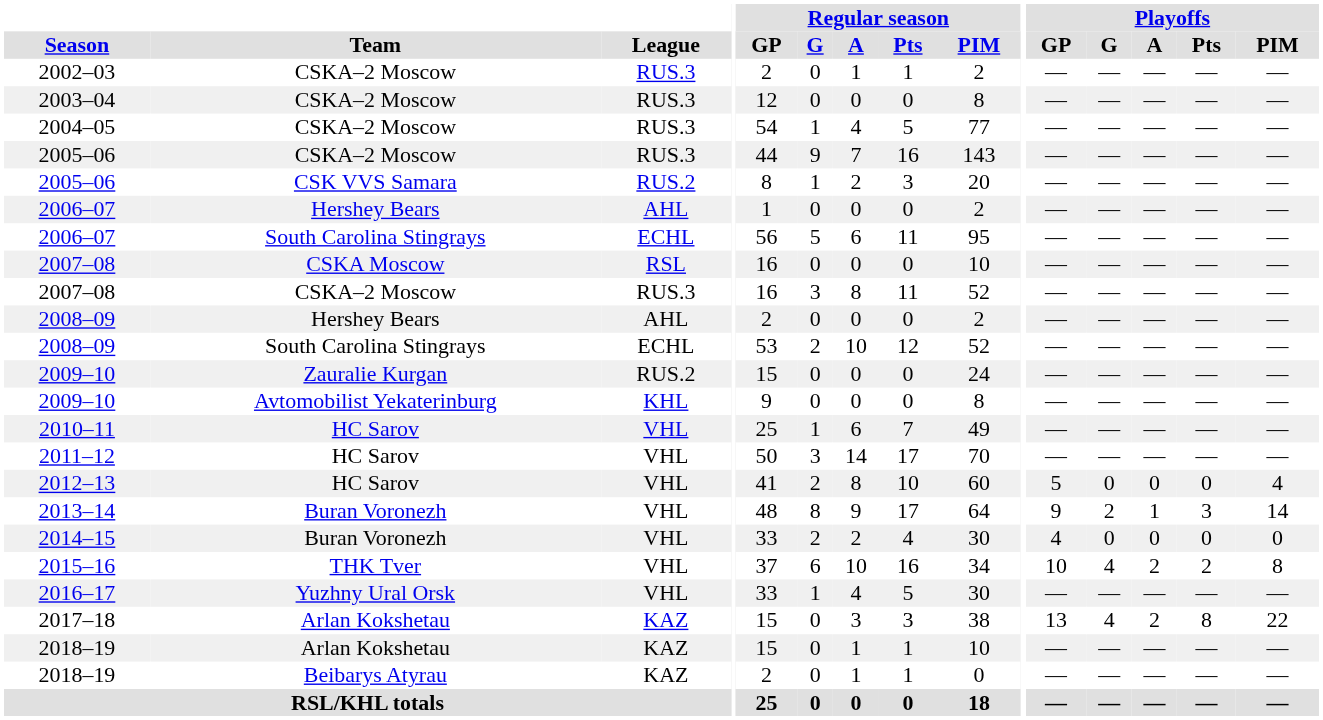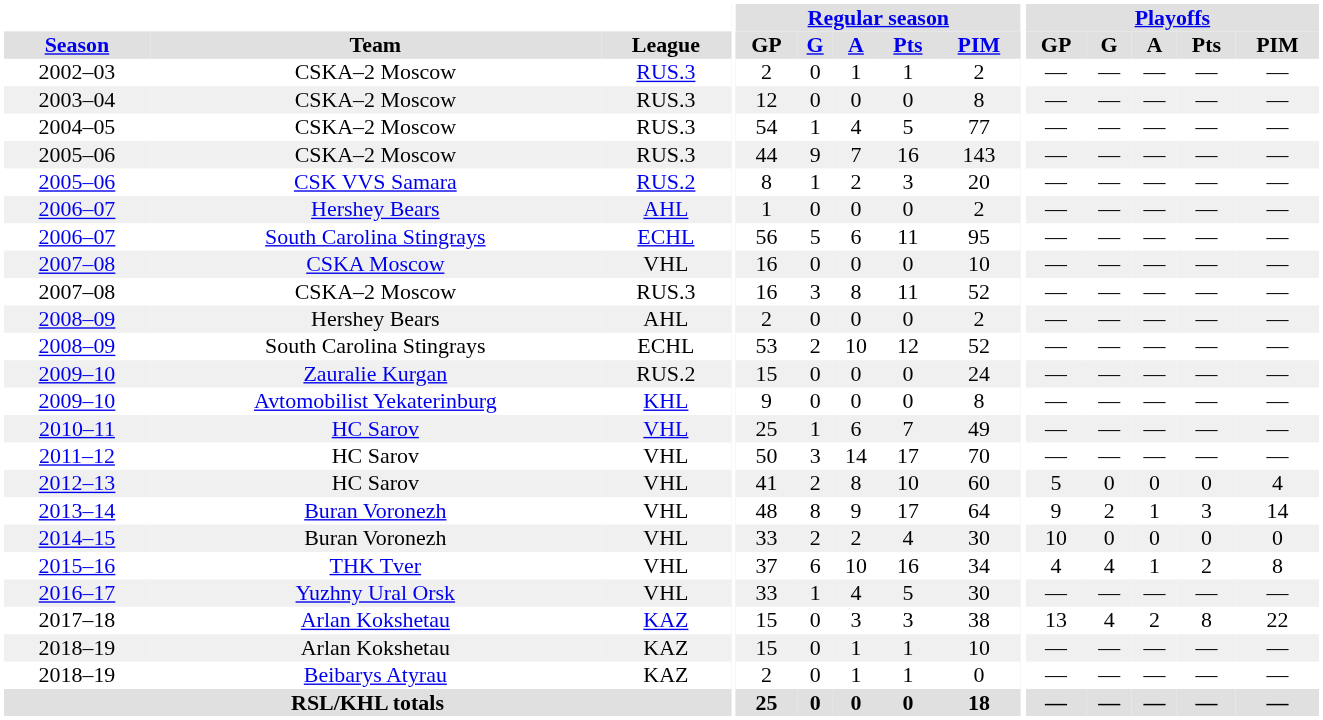(666, 264) RSL -> (666, 264) VHL
(1056, 538) 4 -> (1056, 538) 10
(1056, 565) 10 -> (1056, 565) 4
(1154, 565) 2 -> (1154, 565) 1
